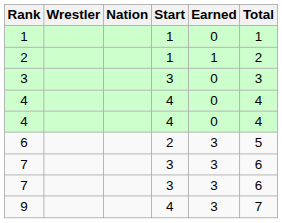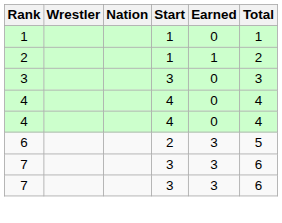- row: (24, 206)
